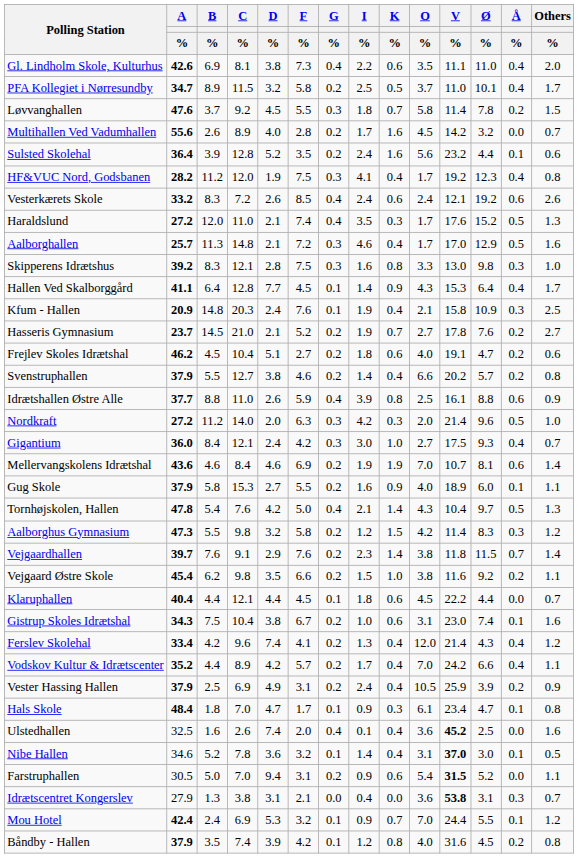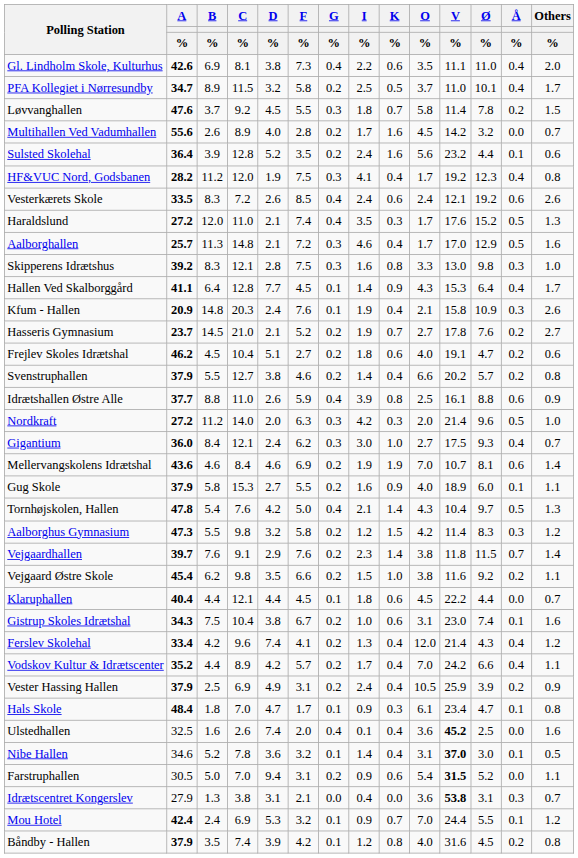(182, 199) 33.2 -> (182, 199) 33.5
(553, 310) 2.5 -> (553, 310) 2.6
(303, 443) 4.2 -> (303, 443) 6.2
